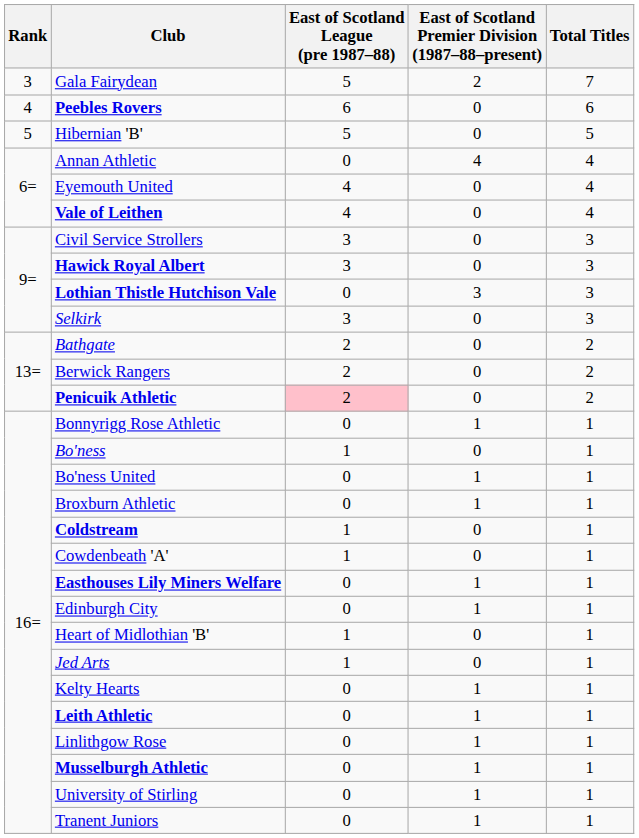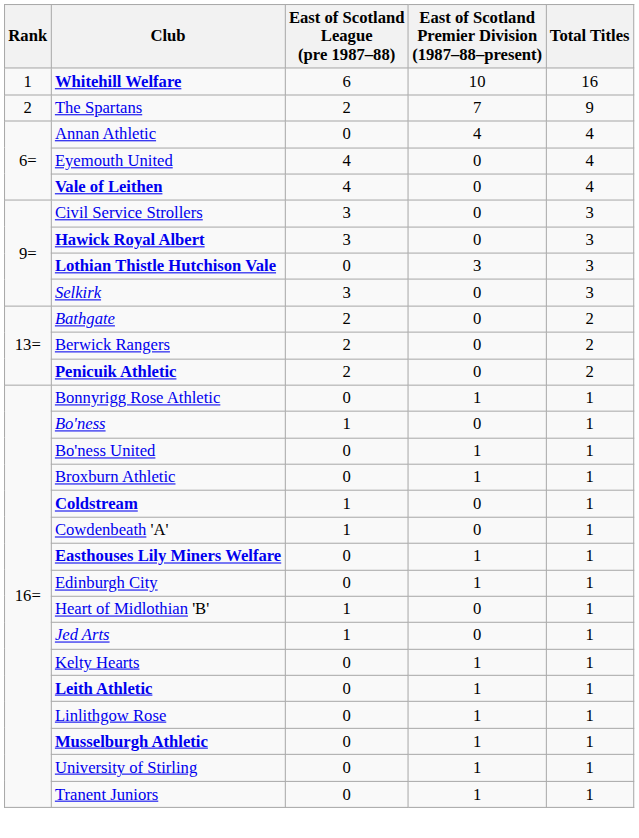+ row: (118, 81)
+ row: (99, 107)
- row: (106, 81)
- row: (108, 107)
- row: (99, 134)
(347, 398) pink background -> (347, 371) no background
